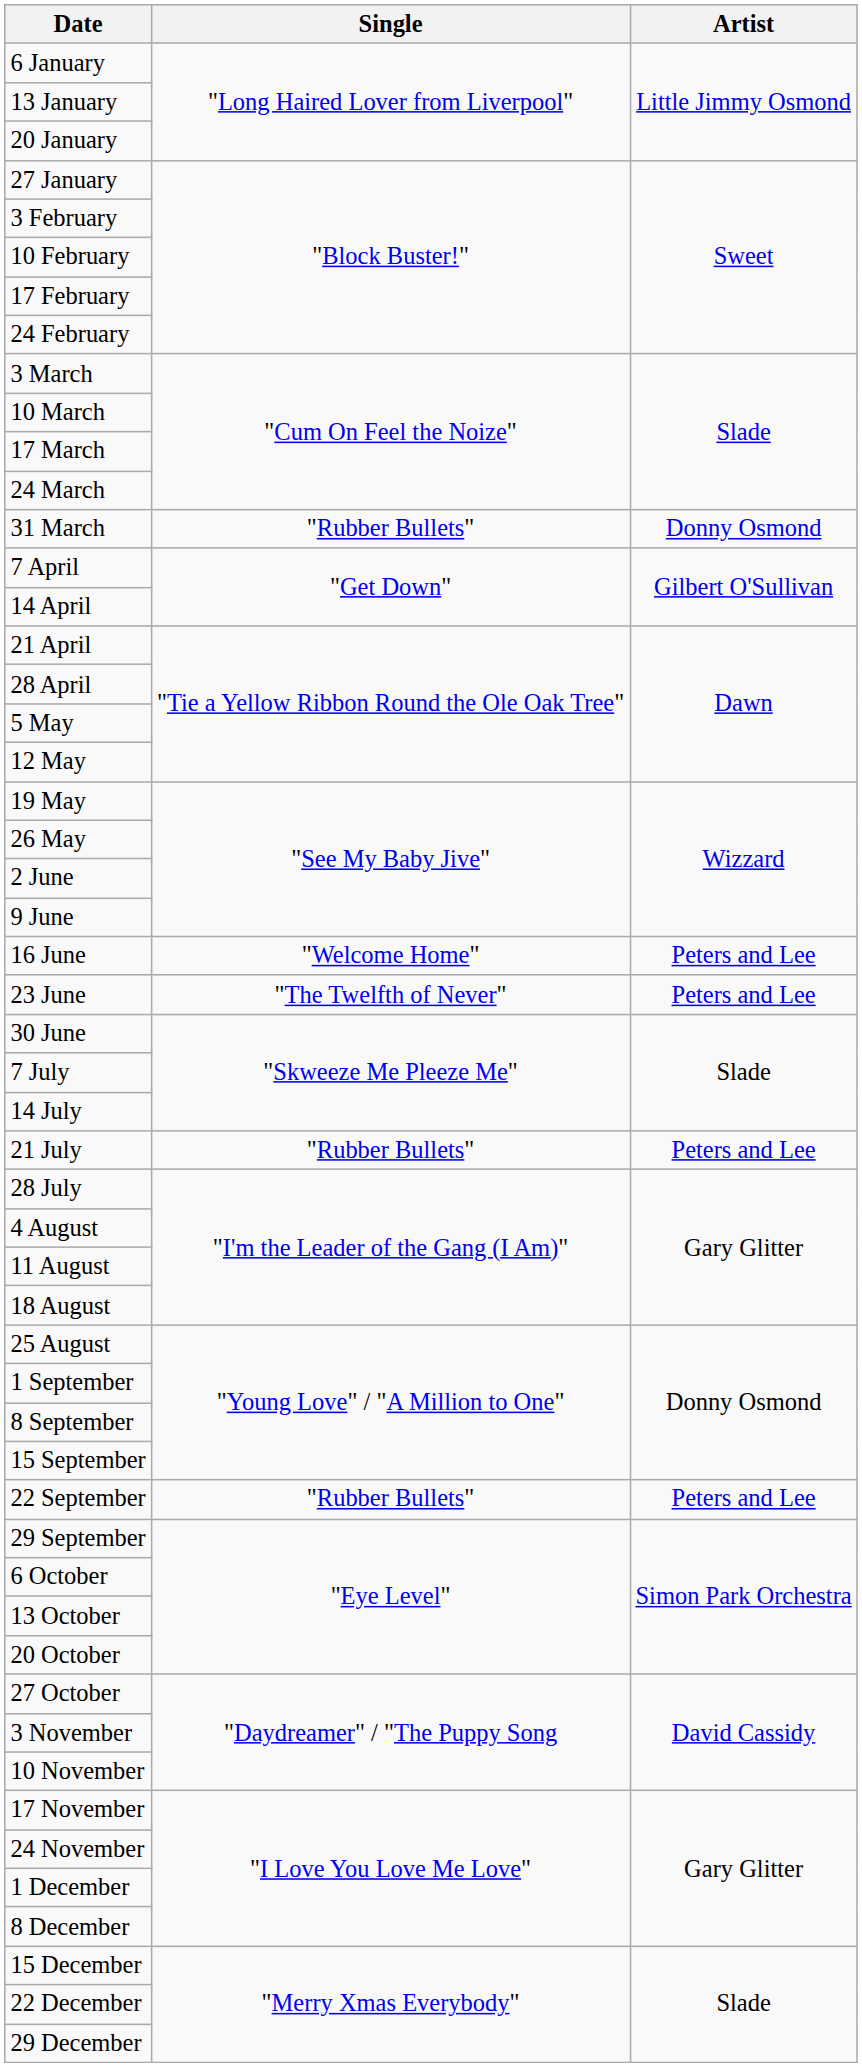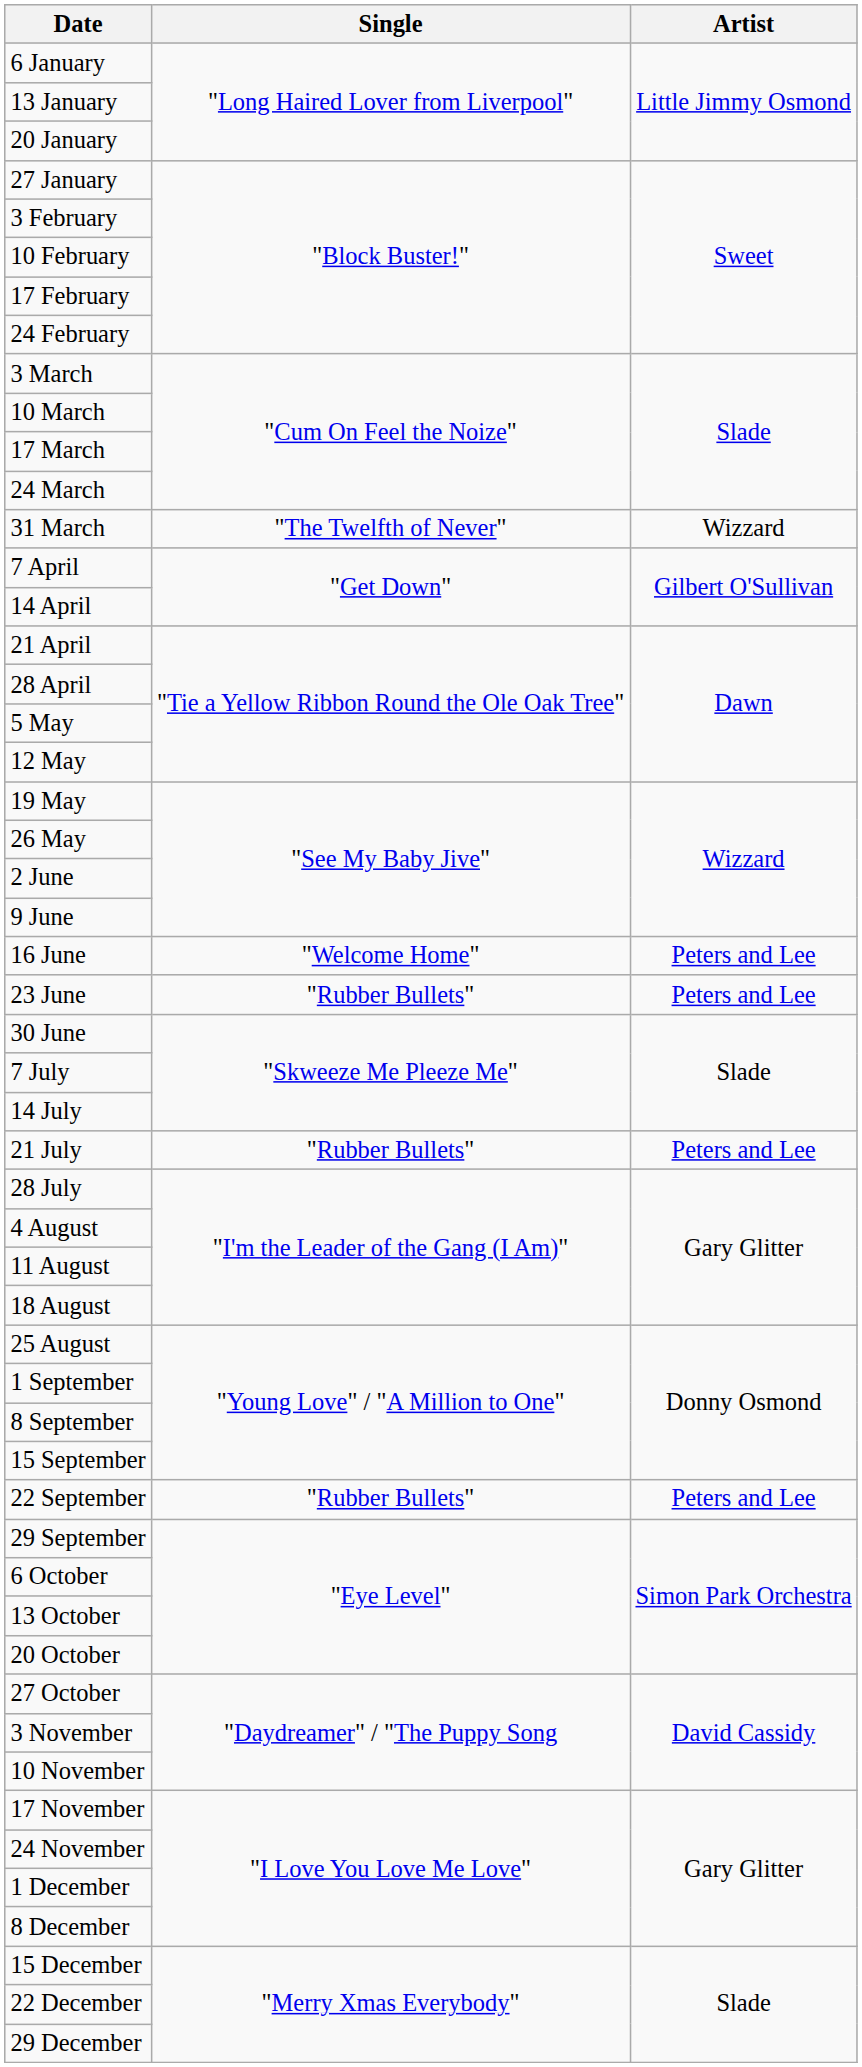(391, 528) "Rubber Bullets" -> (391, 528) "The Twelfth of Never"
(744, 528) Donny Osmond -> (744, 528) Wizzard
(391, 994) "The Twelfth of Never" -> (391, 994) "Rubber Bullets"
